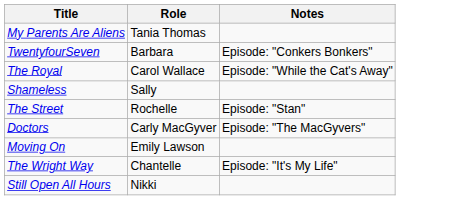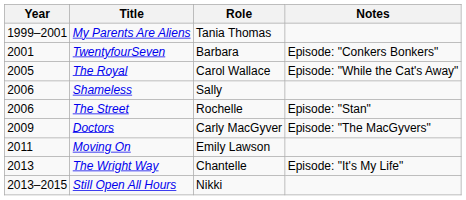+ column: (37, 14)
